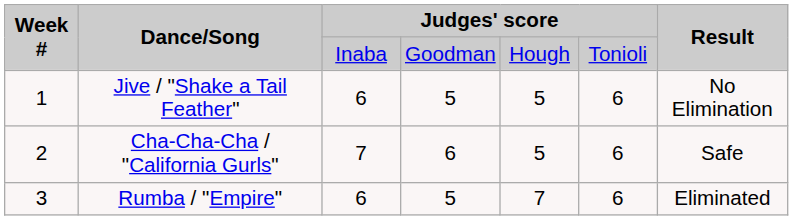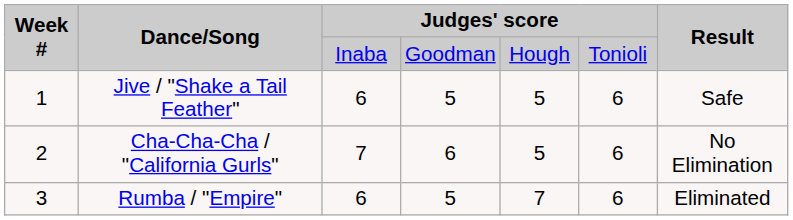(722, 97) No Elimination -> (722, 97) Safe
(722, 153) Safe -> (722, 153) No Elimination
